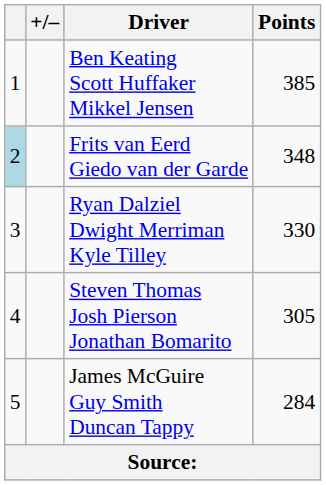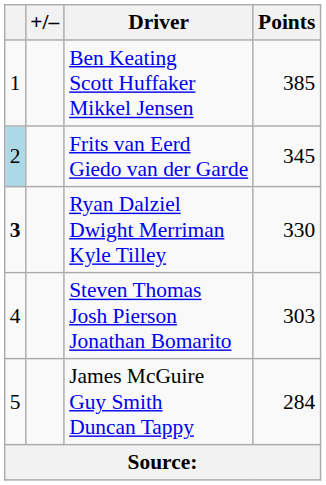(299, 156) 348 -> (299, 156) 345
(15, 229) normal -> (15, 229) bold
(299, 315) 305 -> (299, 315) 303
